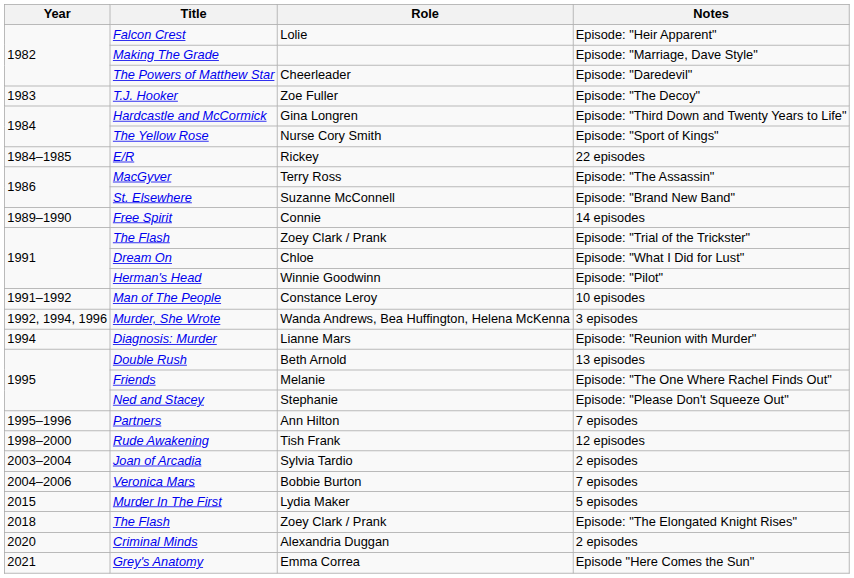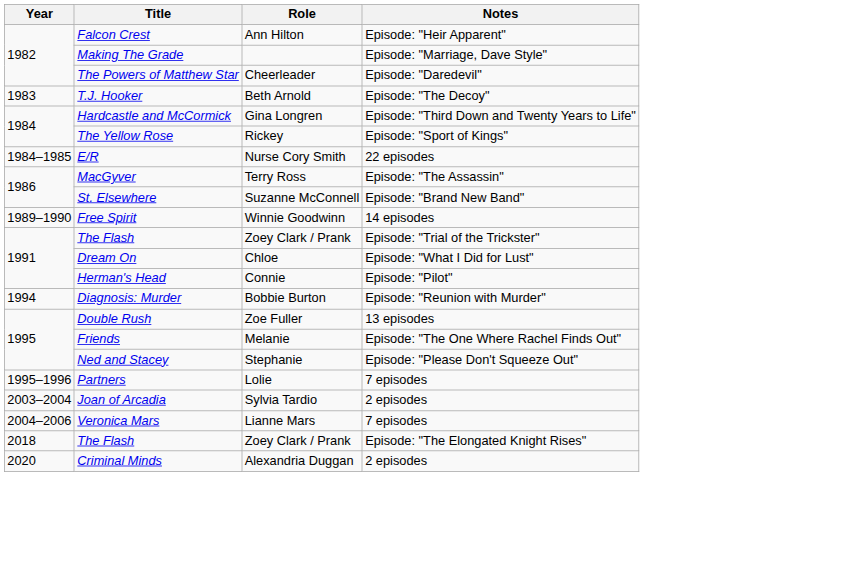(294, 34) Lolie -> (274, 34) Ann Hilton
(309, 95) Zoe Fuller -> (278, 95) Beth Arnold
(331, 136) Nurse Cory Smith -> (264, 136) Rickey
(299, 156) Rickey -> (295, 156) Nurse Cory Smith
(301, 217) Connie -> (295, 217) Winnie Goodwinn
(330, 278) Winnie Goodwinn -> (265, 278) Connie
- row: (167, 298)
- row: (167, 319)
(316, 339) Lianne Mars -> (285, 298) Bobbie Burton
(313, 359) Beth Arnold -> (274, 319) Zoe Fuller
(310, 420) Ann Hilton -> (258, 380) Lolie
- row: (161, 440)
(321, 481) Bobbie Burton -> (280, 420) Lianne Mars
- row: (167, 501)
- row: (158, 562)
